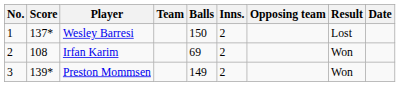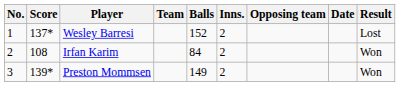columns swapped: (380, 14) <-> (347, 14)
(198, 33) 150 -> (198, 33) 152
(195, 52) 69 -> (195, 52) 84
